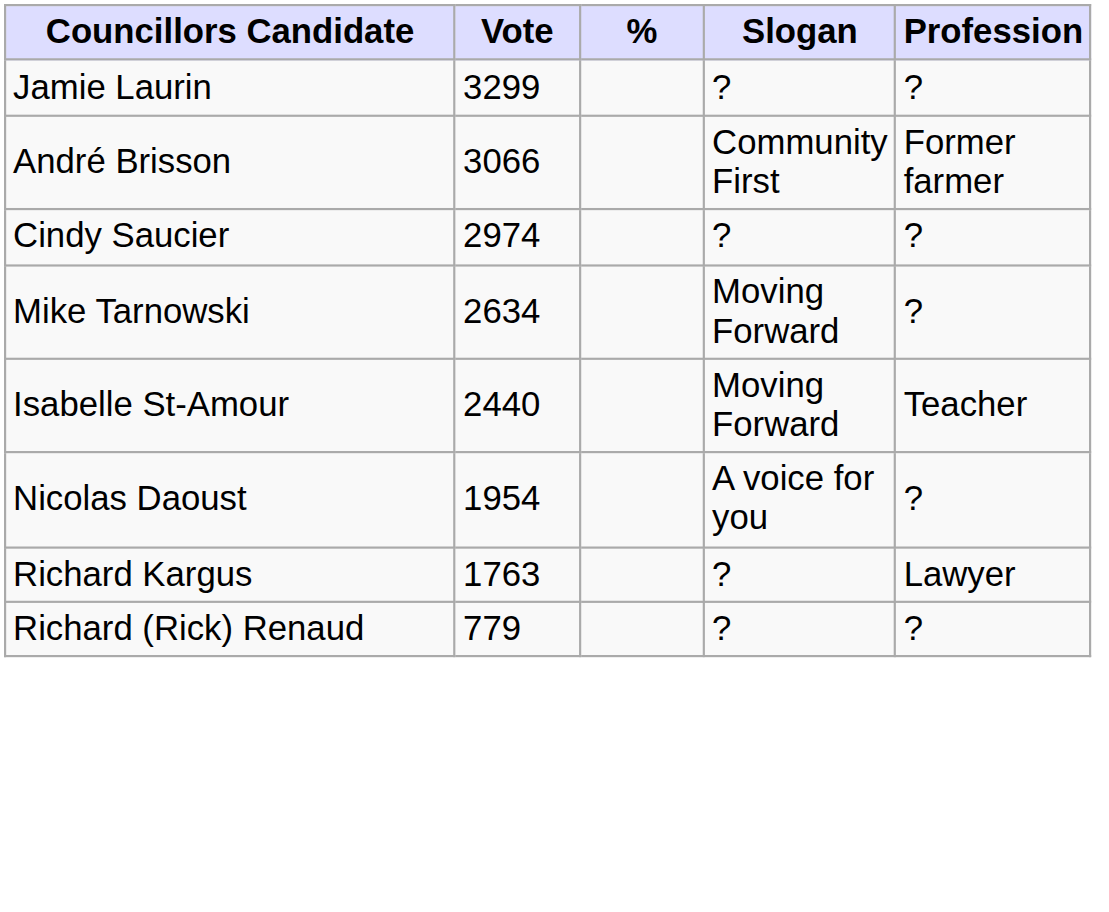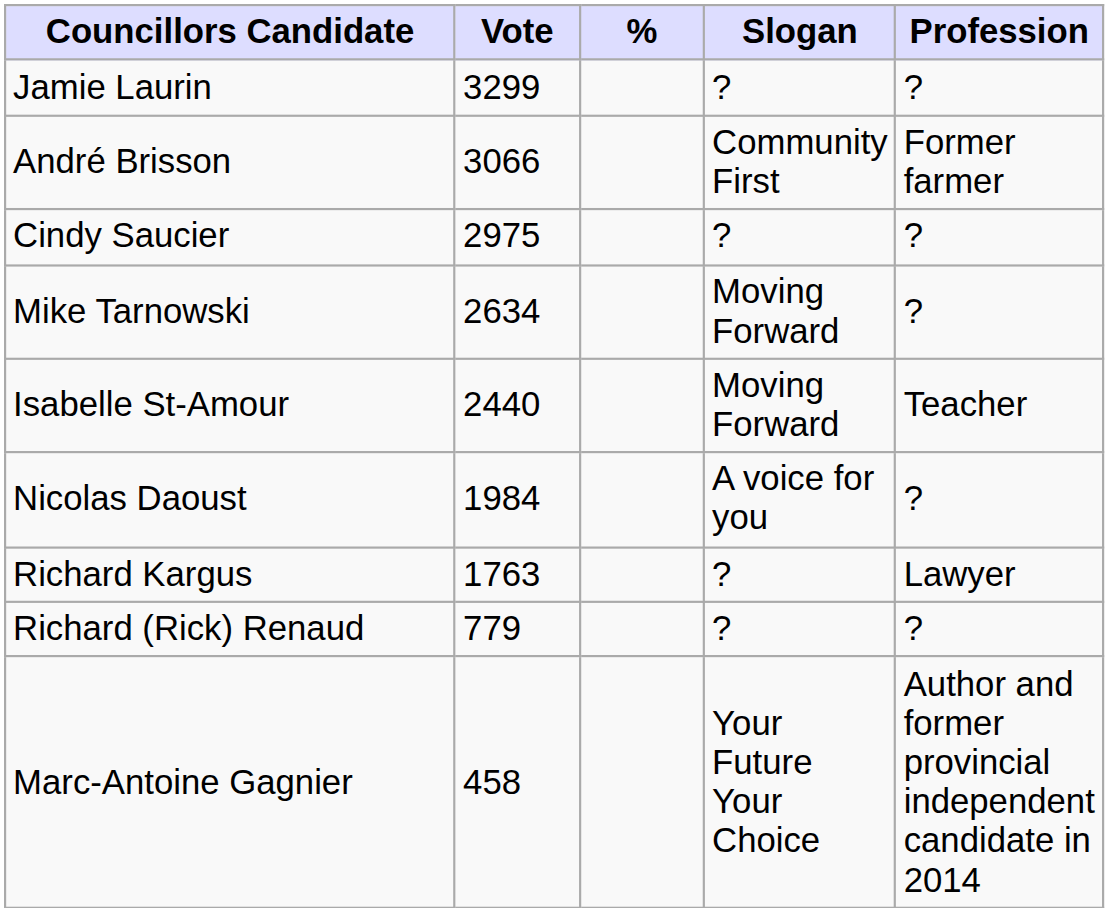(502, 236) 2974 -> (502, 236) 2975
(502, 499) 1954 -> (502, 499) 1984
+ row: (183, 781)
